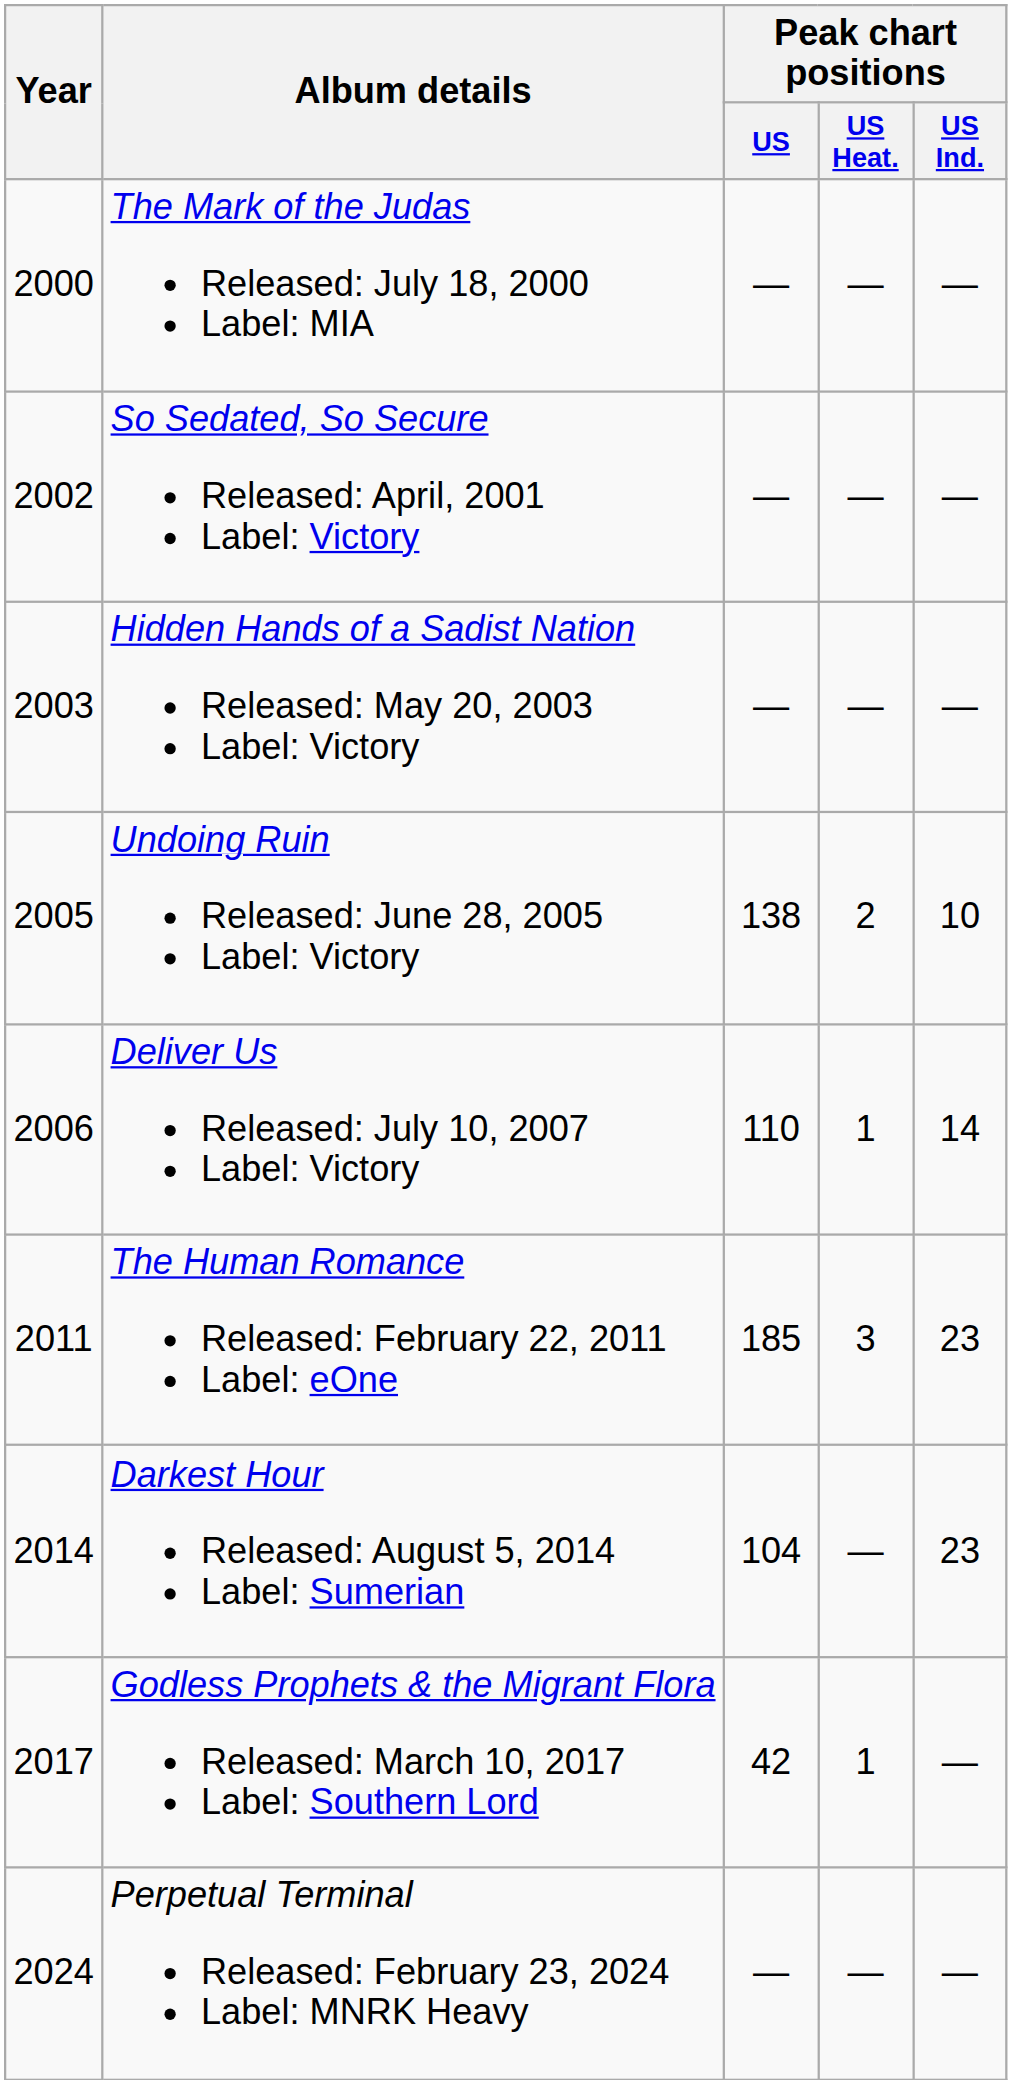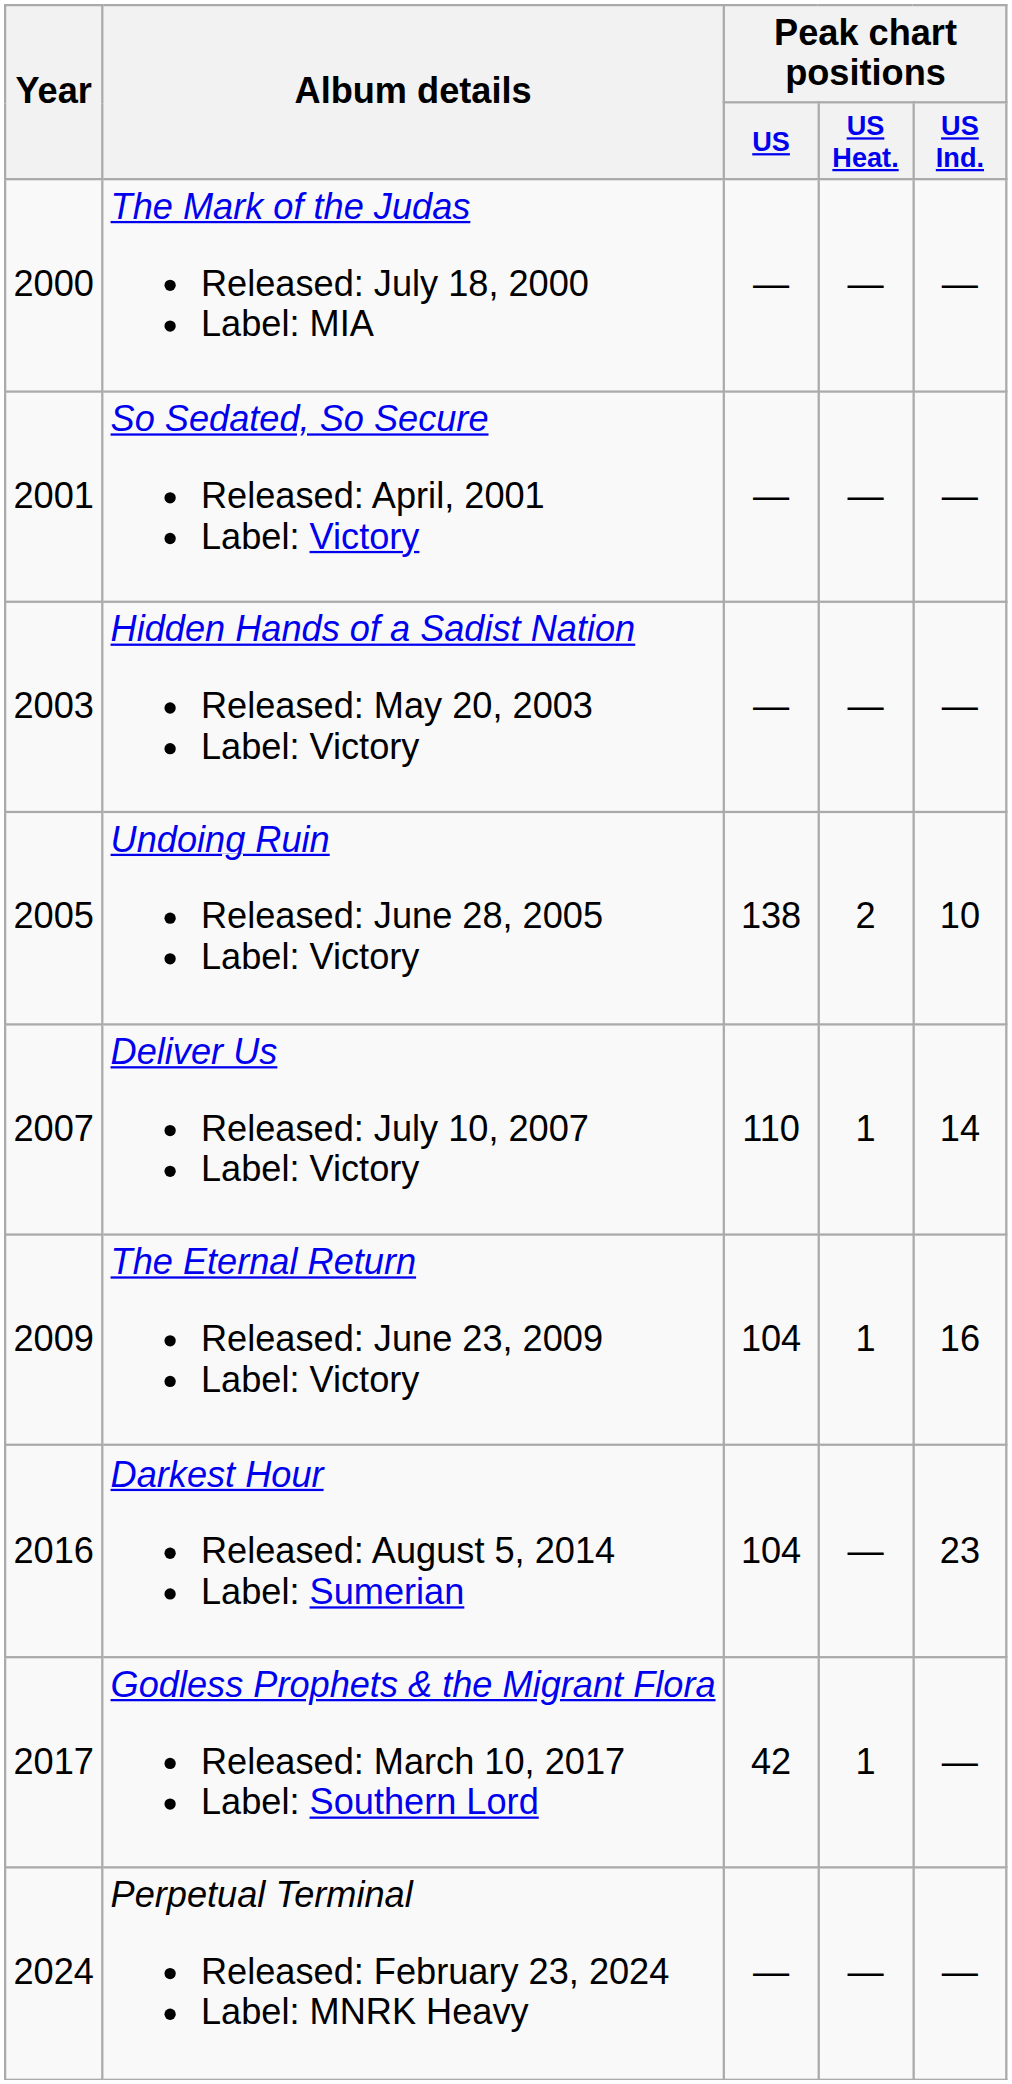(54, 495) 2002 -> (54, 495) 2001
(54, 1128) 2006 -> (54, 1128) 2007
+ row: (413, 1322)
- row: (413, 1322)
(54, 1550) 2014 -> (54, 1550) 2016
